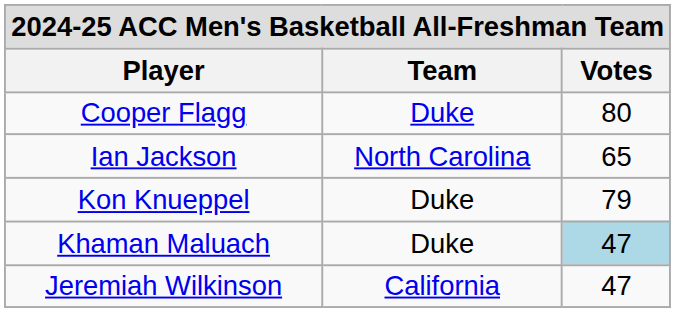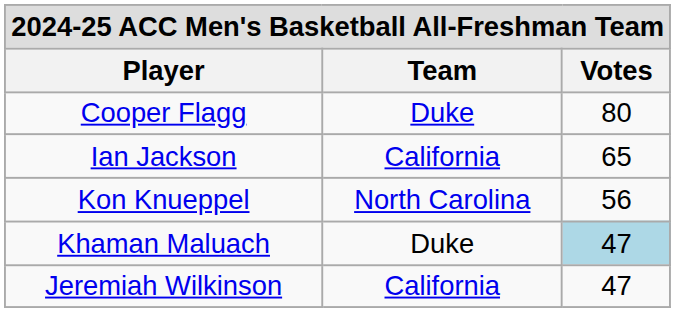(442, 157) North Carolina -> (442, 157) California
(442, 200) Duke -> (442, 200) North Carolina
(616, 200) 79 -> (616, 200) 56
